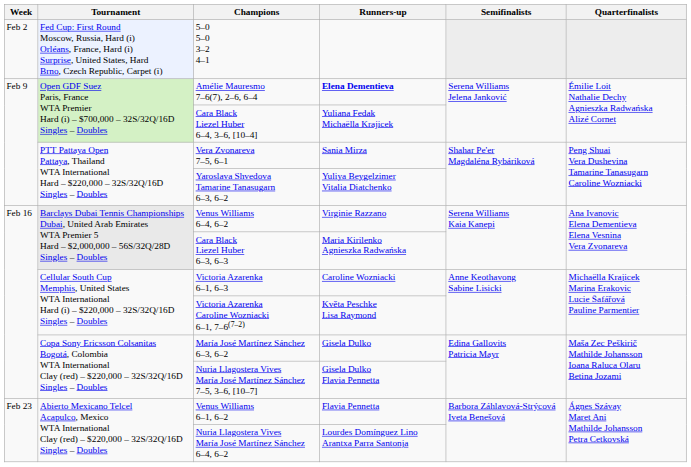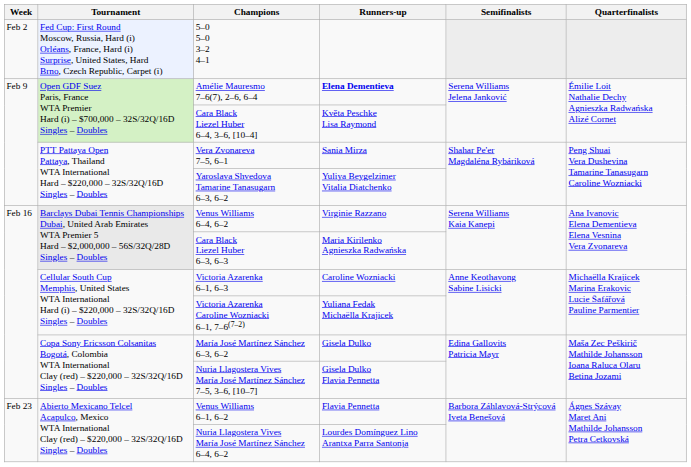(358, 118) Yuliana Fedak Michaëlla Krajicek -> (349, 118) Květa Peschke Lisa Raymond
(349, 309) Květa Peschke Lisa Raymond -> (358, 309) Yuliana Fedak Michaëlla Krajicek
